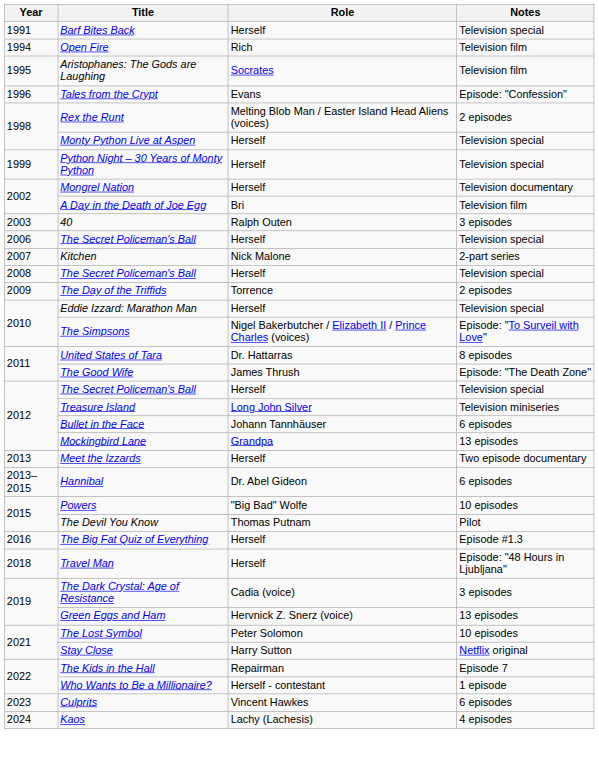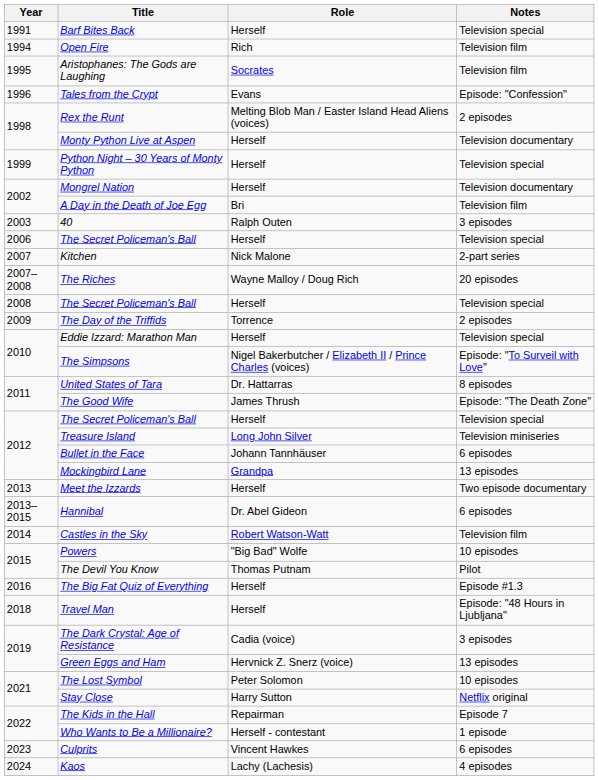(502, 141) Television special -> (516, 141) Television documentary
+ row: (22, 280)
+ row: (19, 535)
